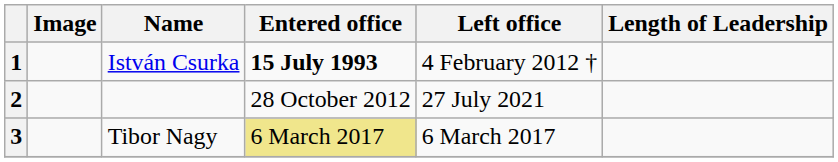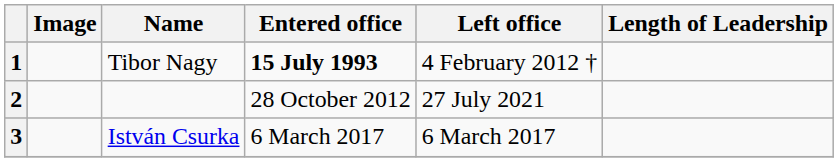(174, 61) István Csurka -> (163, 61) Tibor Nagy
(163, 136) Tibor Nagy -> (174, 136) István Csurka
(317, 136) khaki background -> (317, 136) no background
